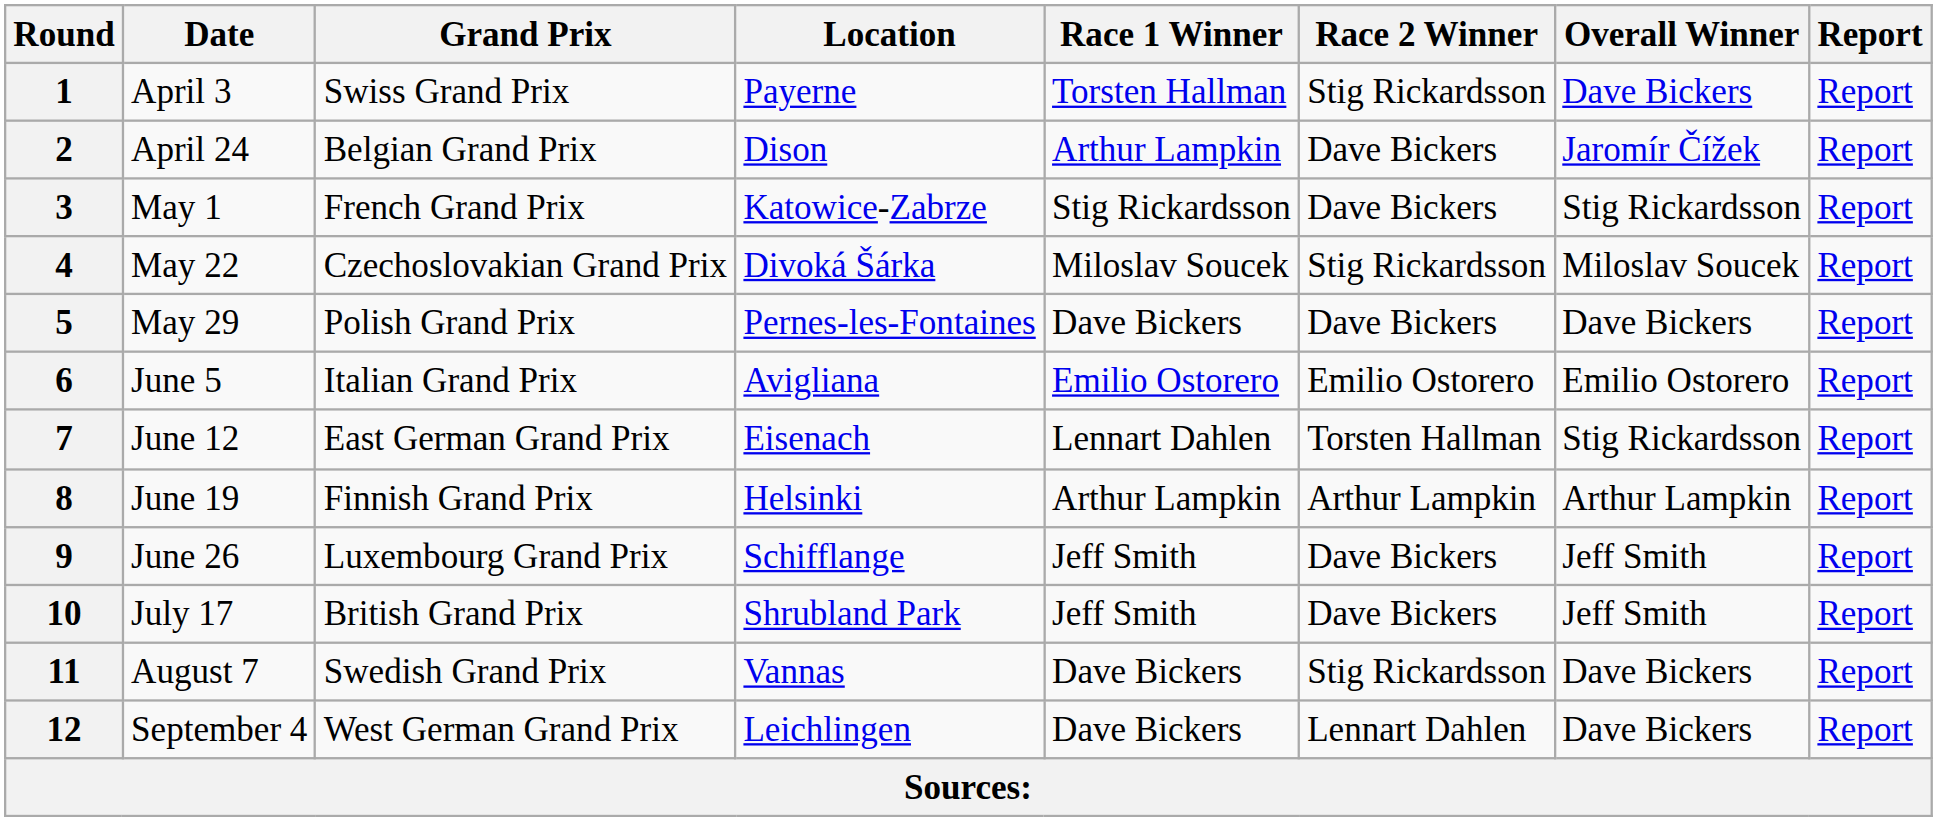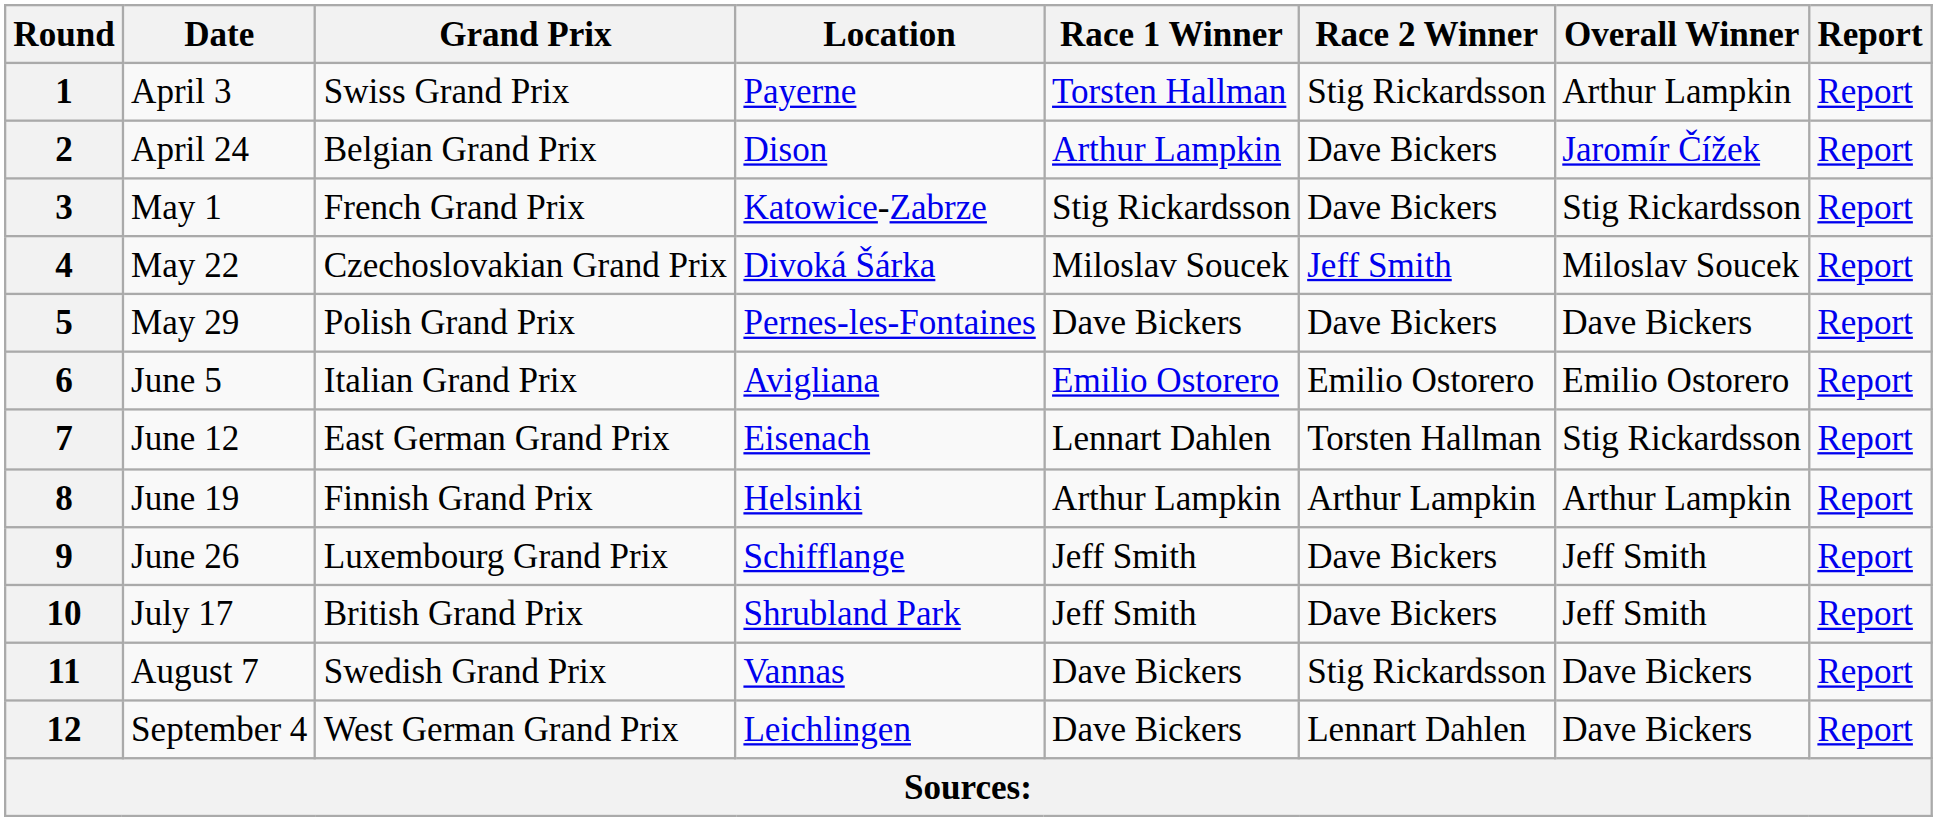(1657, 91) Dave Bickers -> (1677, 91) Arthur Lampkin
(1427, 265) Stig Rickardsson -> (1379, 265) Jeff Smith
